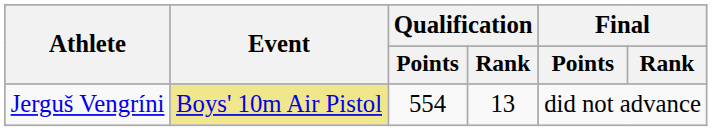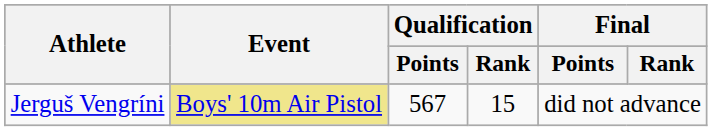(428, 104) 554 -> (428, 104) 567
(503, 104) 13 -> (503, 104) 15
